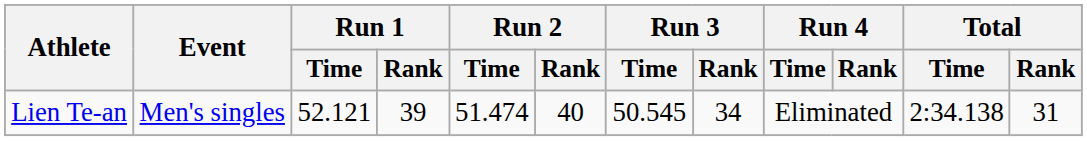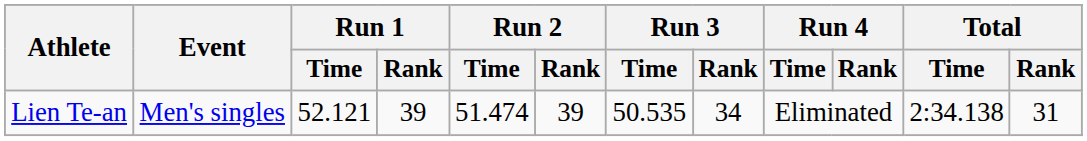(571, 112) 40 -> (571, 112) 39
(649, 112) 50.545 -> (649, 112) 50.535
